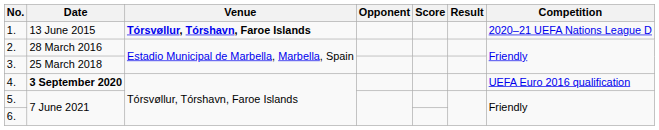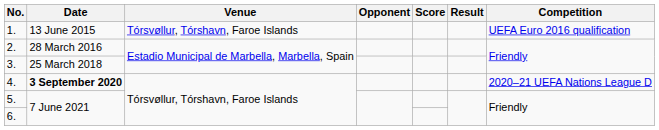(219, 30) bold -> (212, 30) normal
(570, 30) 2020–21 UEFA Nations League D -> (559, 30) UEFA Euro 2016 qualification
(559, 82) UEFA Euro 2016 qualification -> (570, 82) 2020–21 UEFA Nations League D
